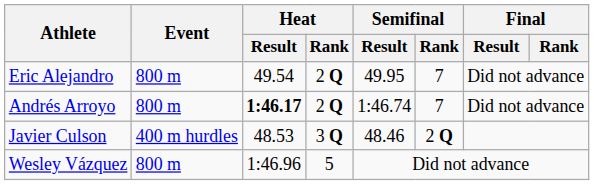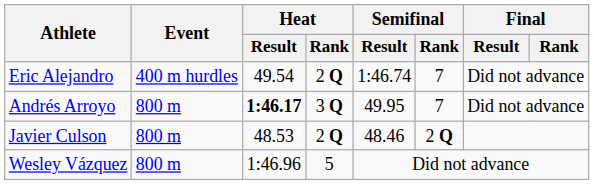(158, 76) 800 m -> (187, 76) 400 m hurdles
(384, 76) 49.95 -> (384, 76) 1:46.74
(329, 106) 2 Q -> (329, 106) 3 Q
(384, 106) 1:46.74 -> (384, 106) 49.95
(187, 135) 400 m hurdles -> (158, 135) 800 m
(329, 135) 3 Q -> (329, 135) 2 Q
